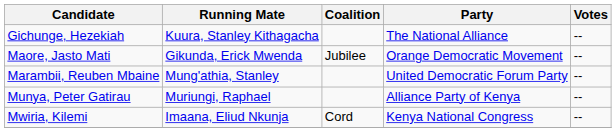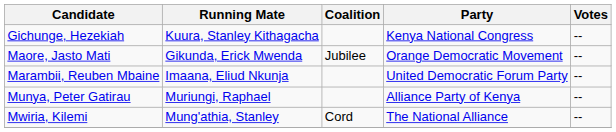(447, 35) The National Alliance -> (460, 35) Kenya National Congress
(222, 76) Mung'athia, Stanley -> (227, 76) Imaana, Eliud Nkunja
(227, 117) Imaana, Eliud Nkunja -> (222, 117) Mung'athia, Stanley
(460, 117) Kenya National Congress -> (447, 117) The National Alliance
